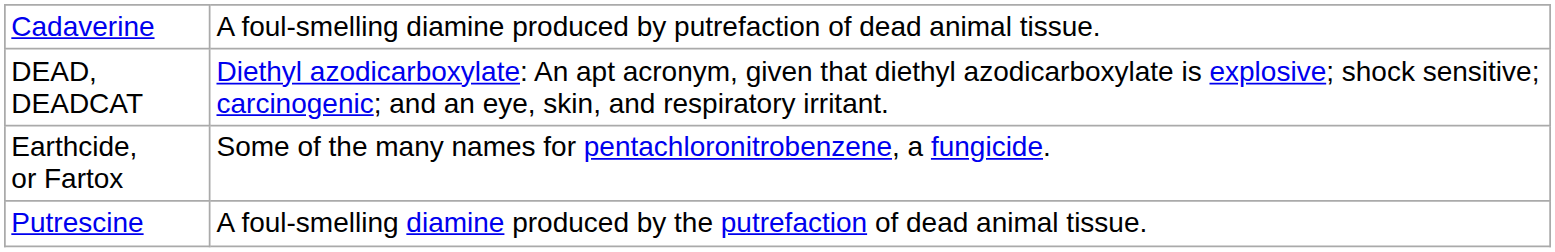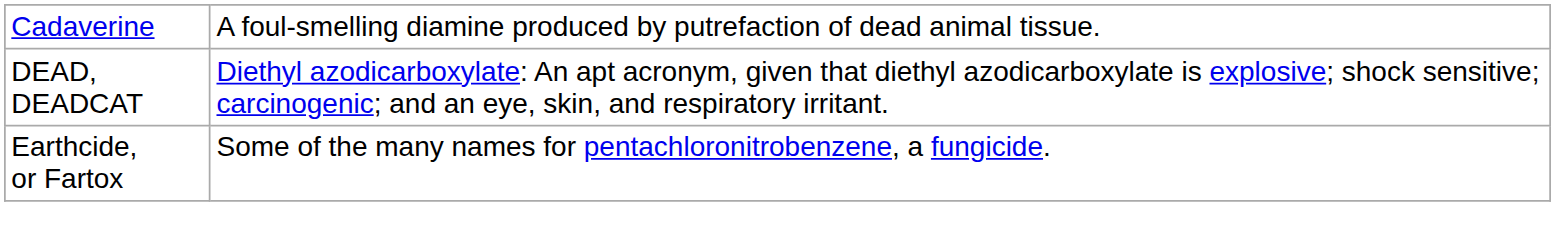- row: (77, 222)
